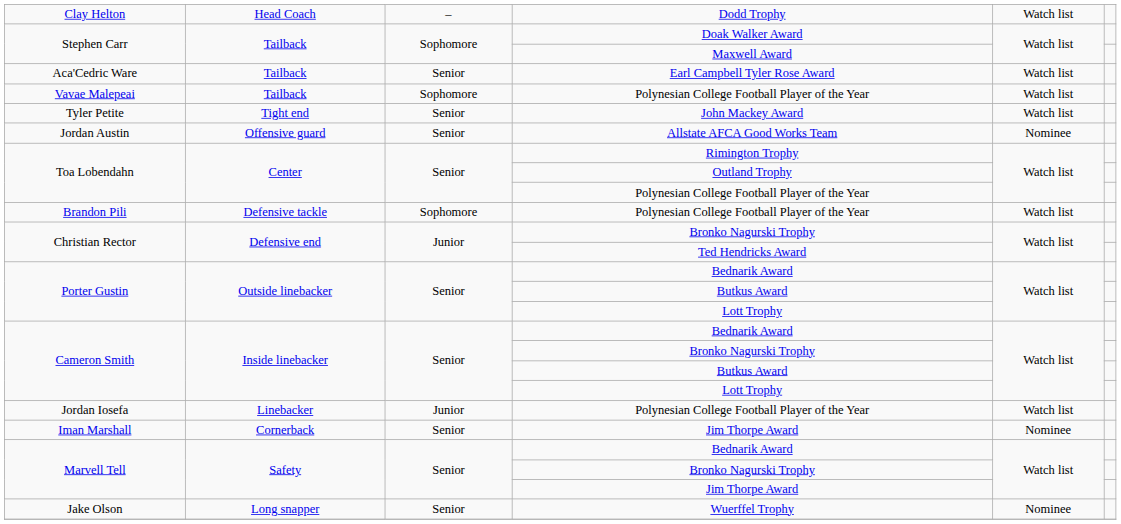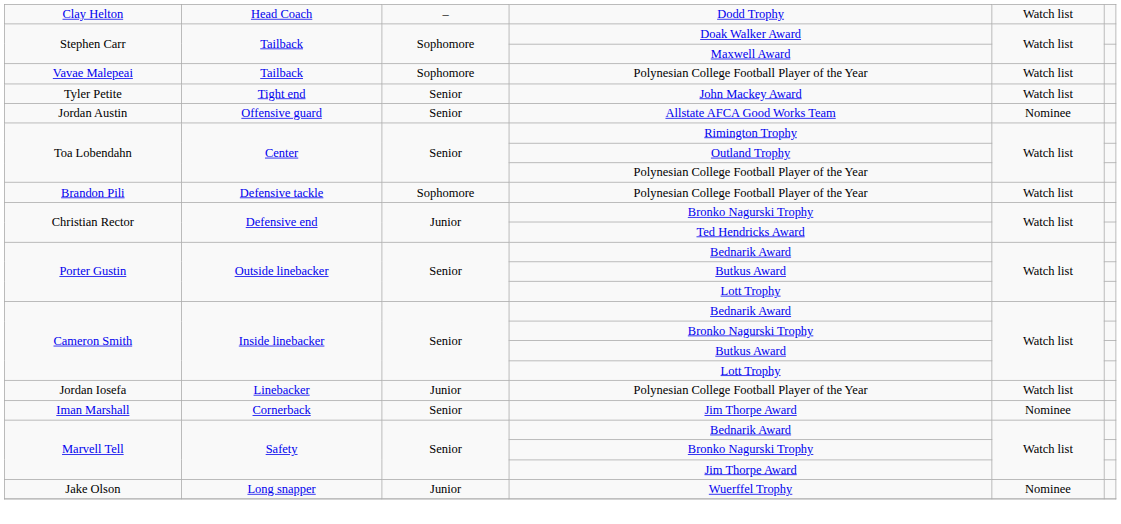- row: (95, 73)
(448, 509) Senior -> (446, 489) Junior
